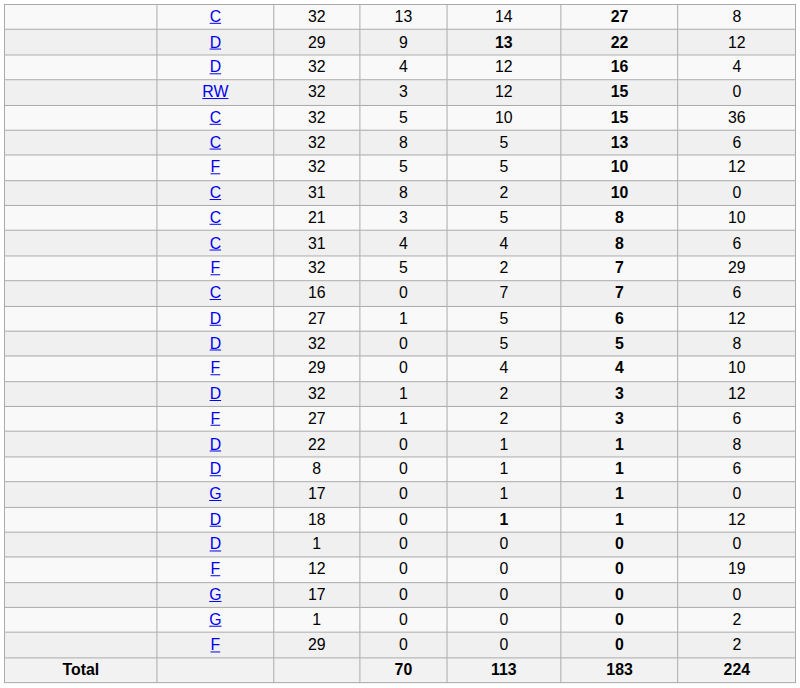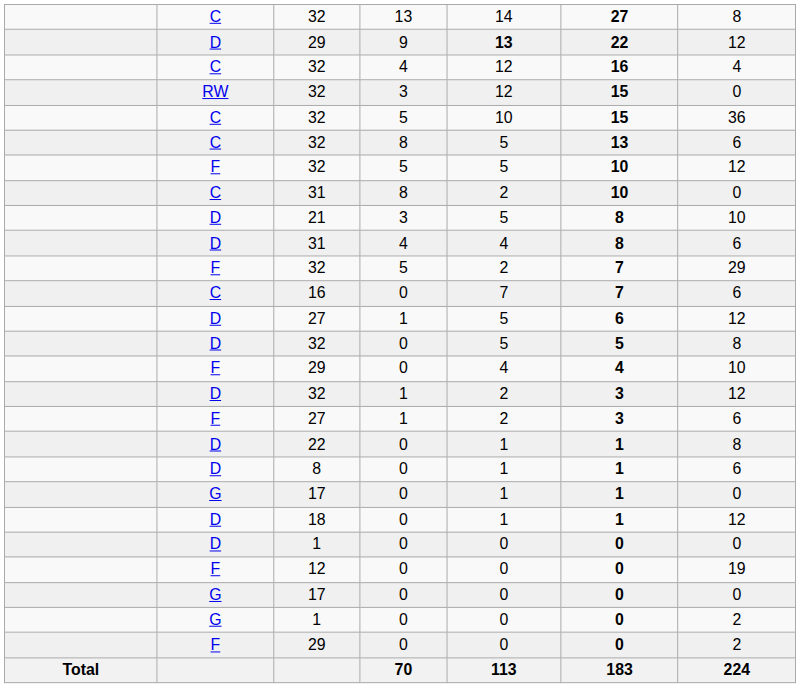(215, 67) D -> (215, 67) C
(215, 218) C -> (215, 218) D
(215, 243) C -> (215, 243) D
(504, 519) bold -> (504, 519) normal
